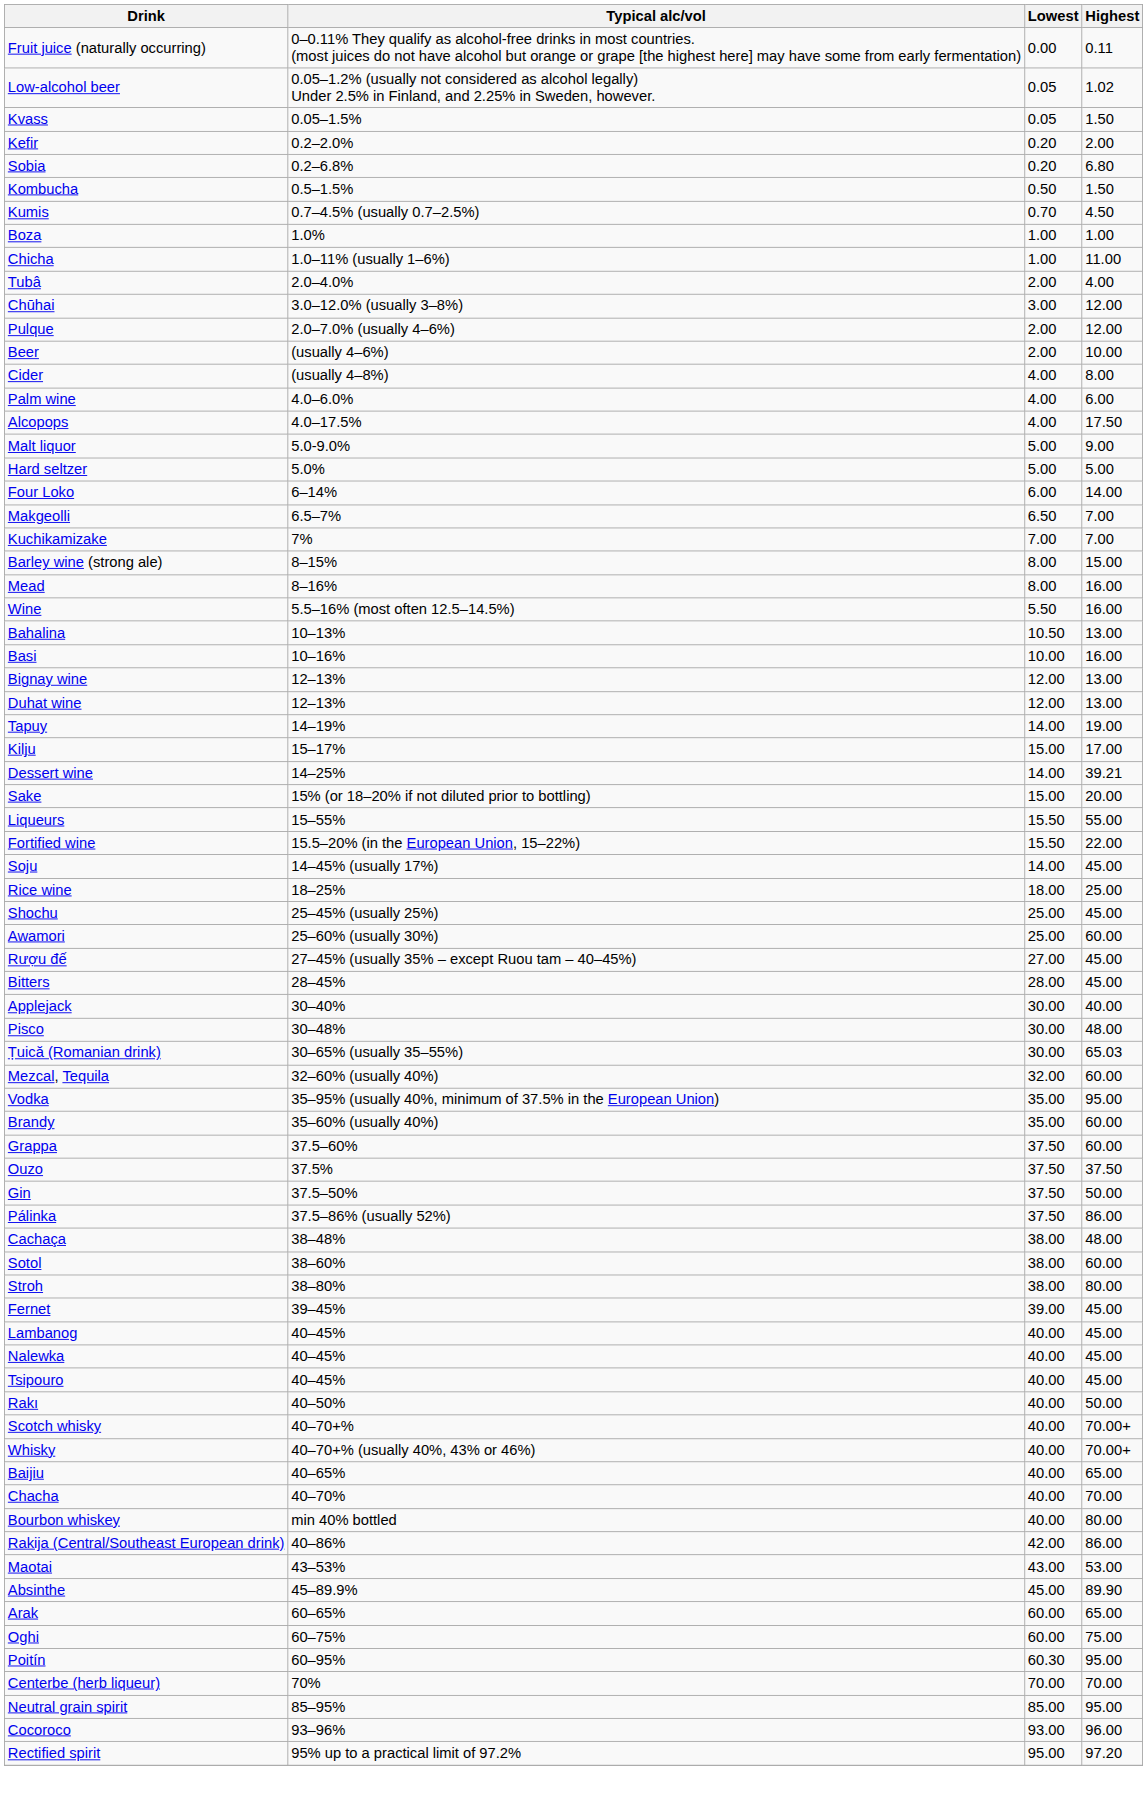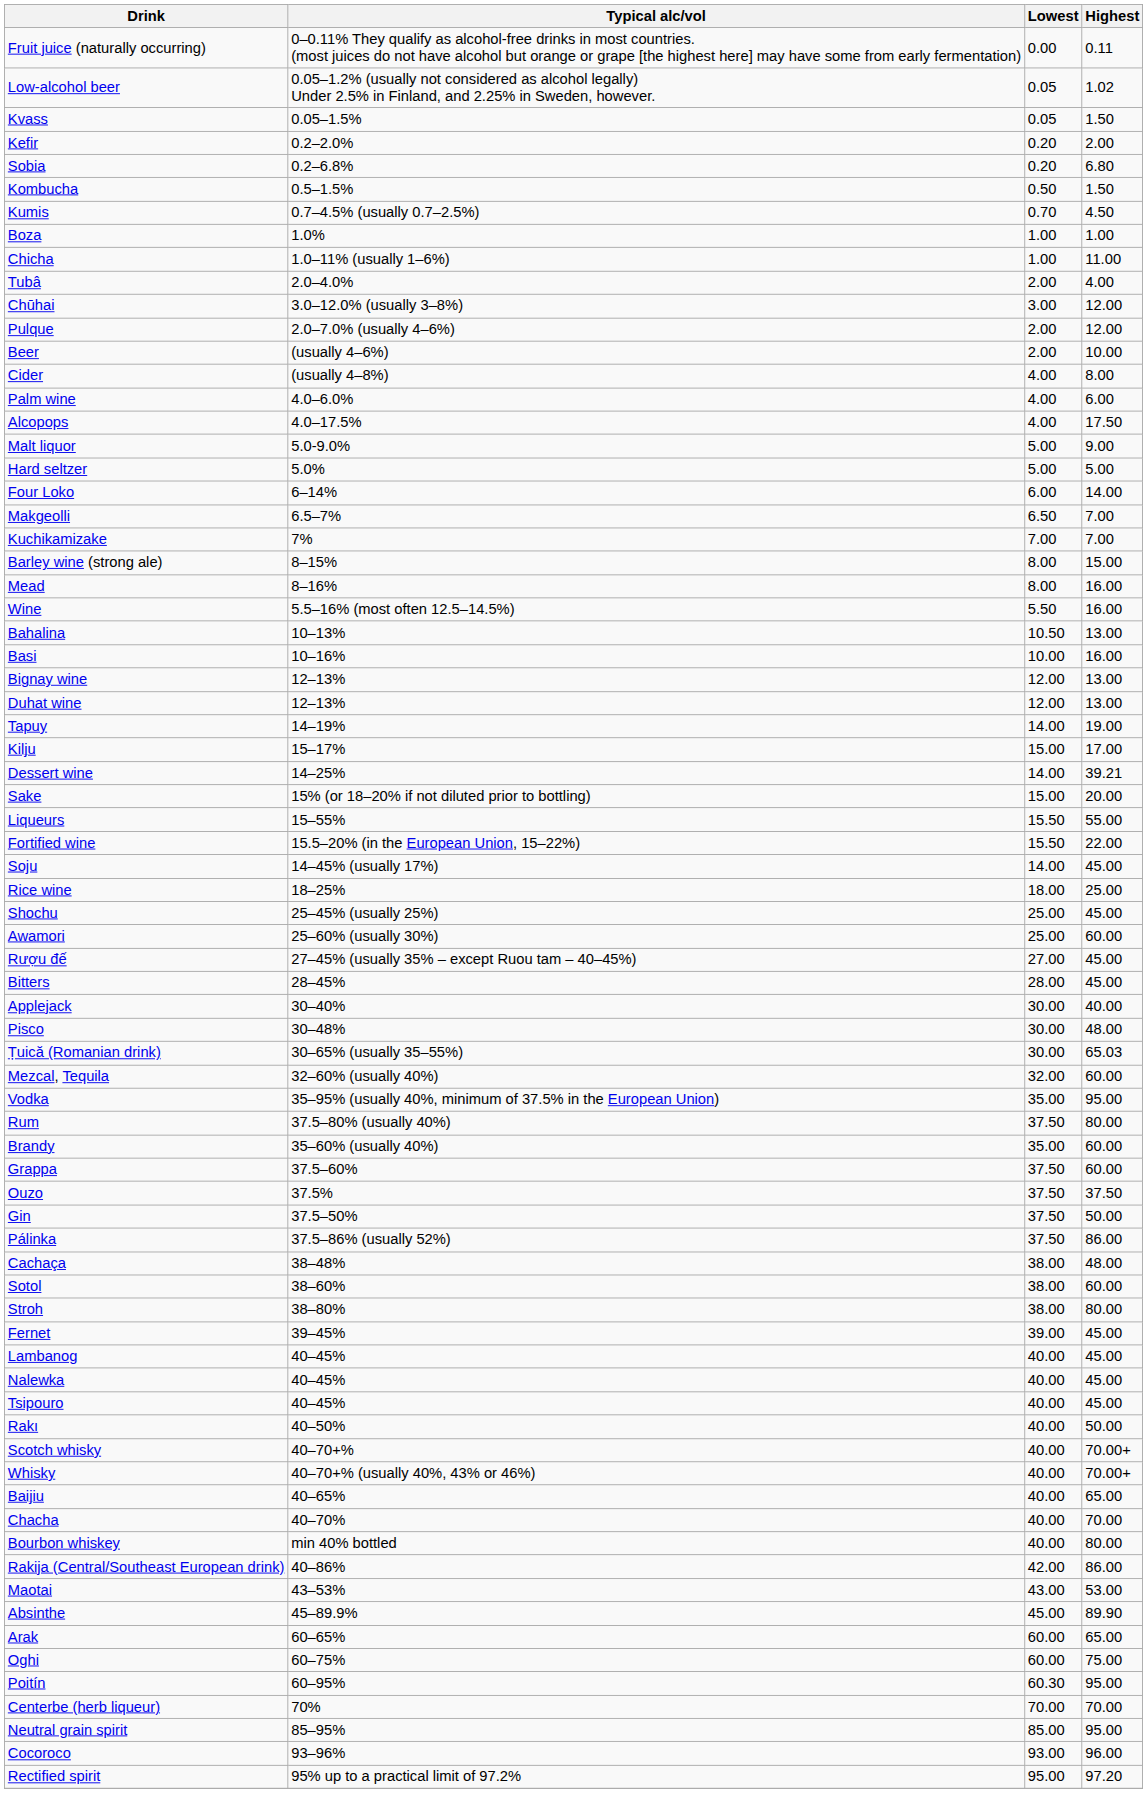+ row: (23, 1123)
